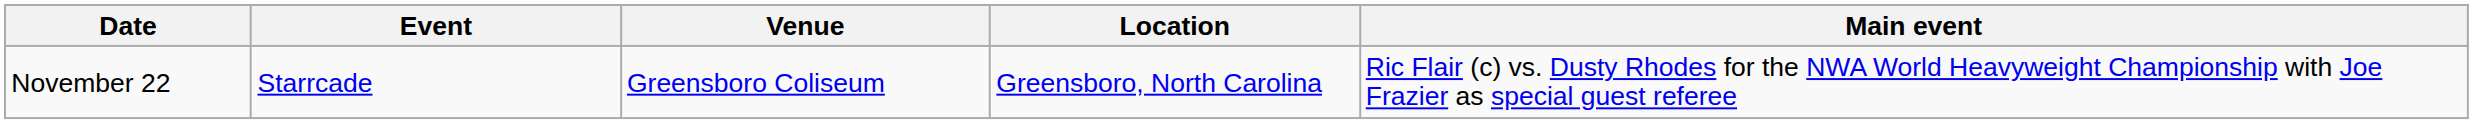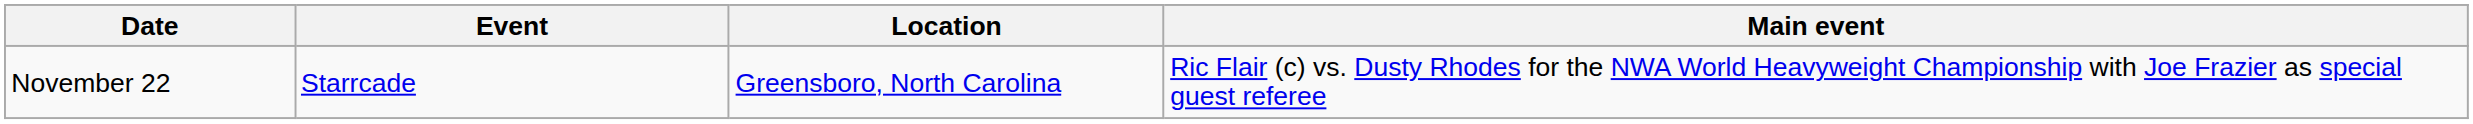- column: (805, 25)
